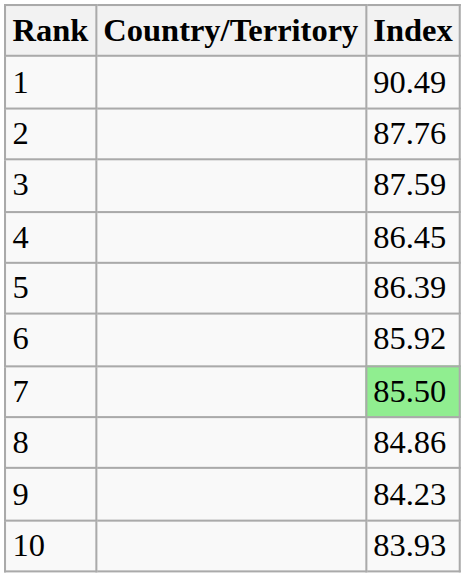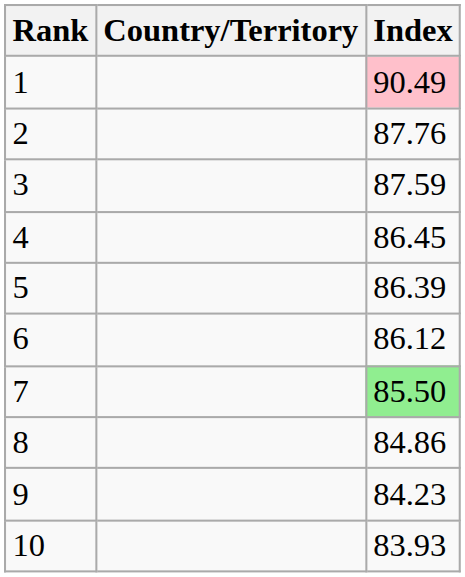(410, 81) no background -> (410, 81) pink background
(410, 339) 85.92 -> (410, 339) 86.12
